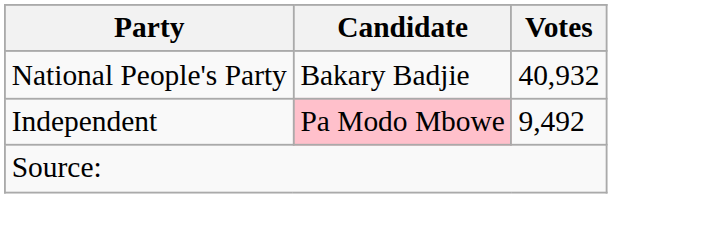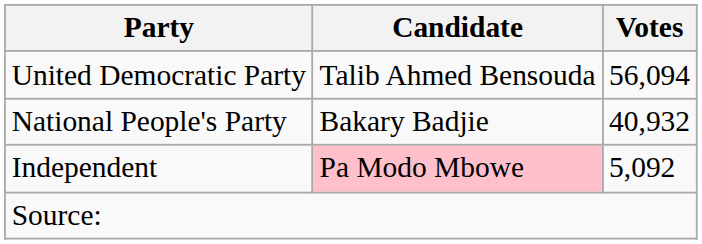+ row: (159, 74)
(552, 121) 9,492 -> (642, 167) 5,092
